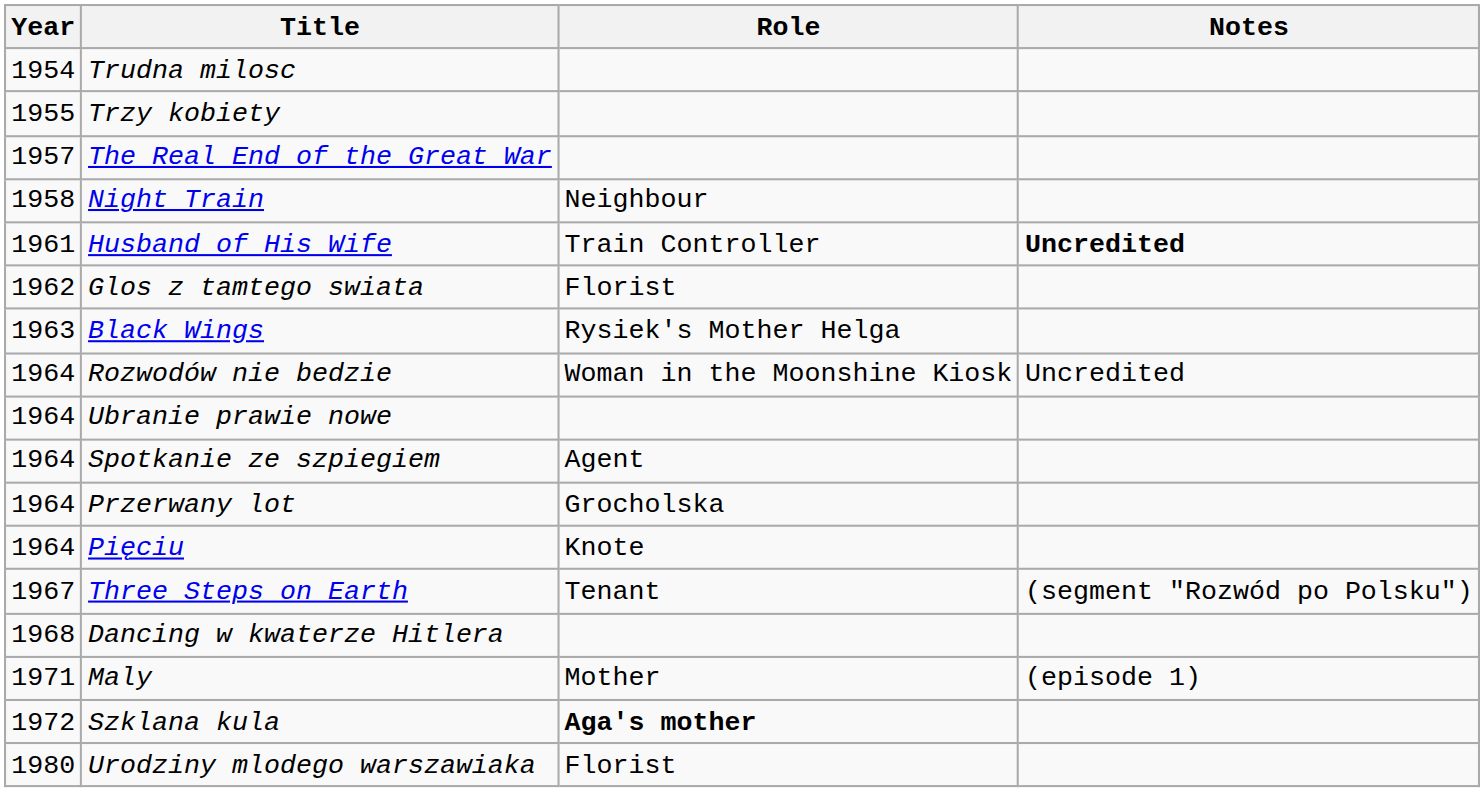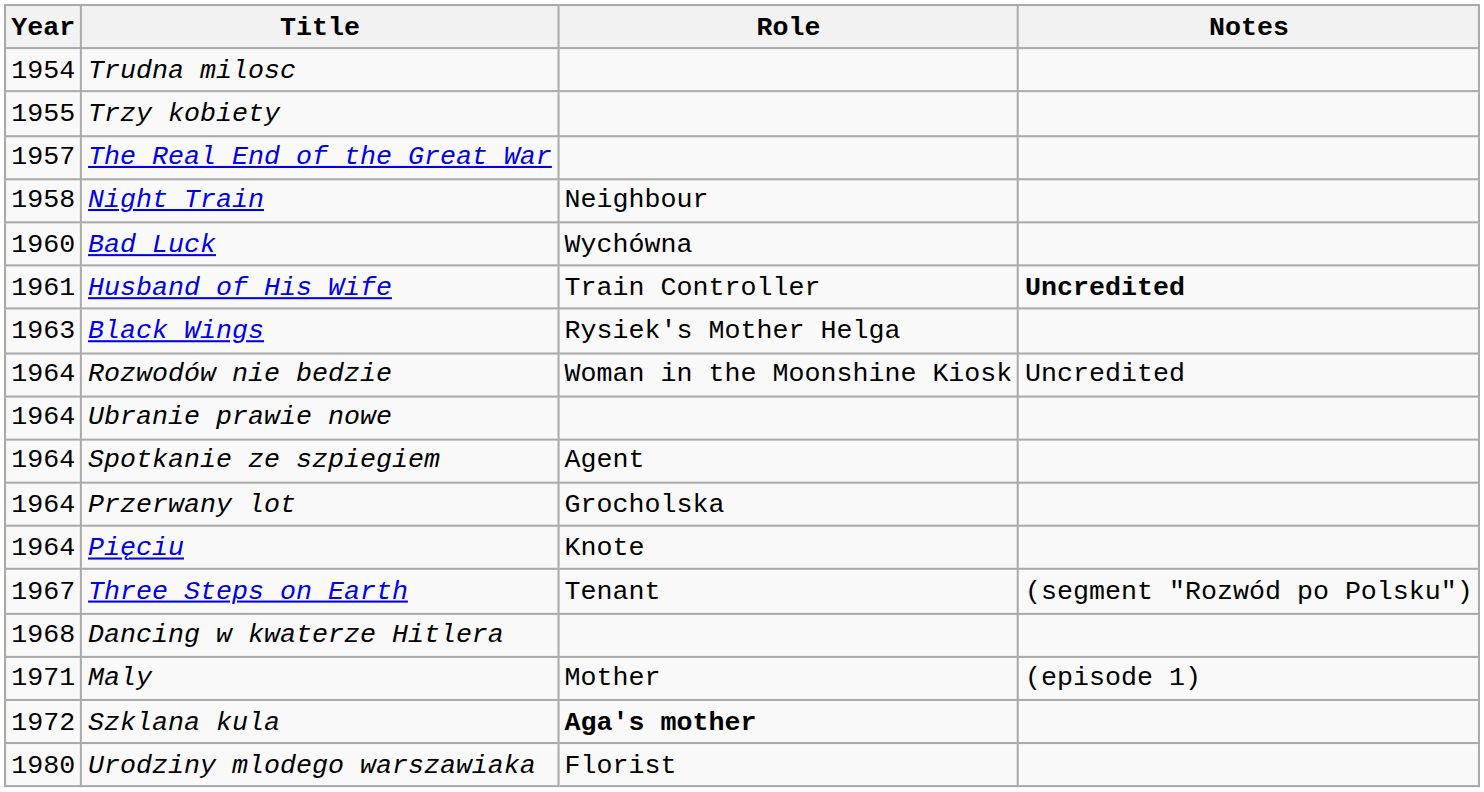+ row: (152, 244)
- row: (256, 287)
